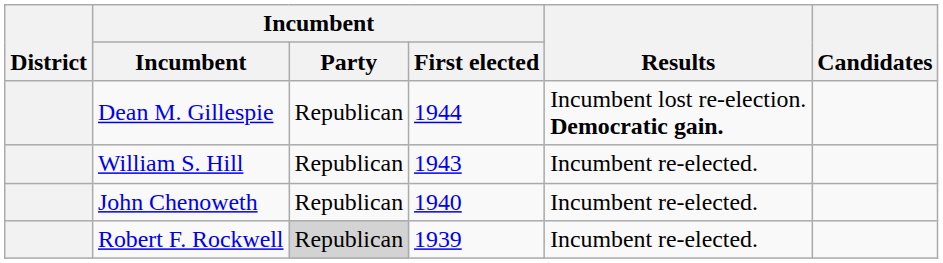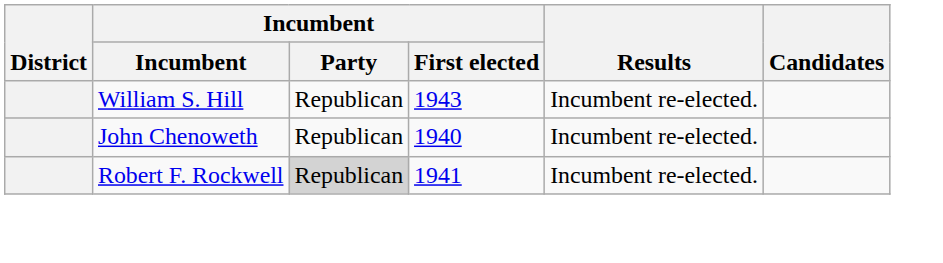- row: (186, 112)
(438, 239) 1939 -> (438, 174) 1941
